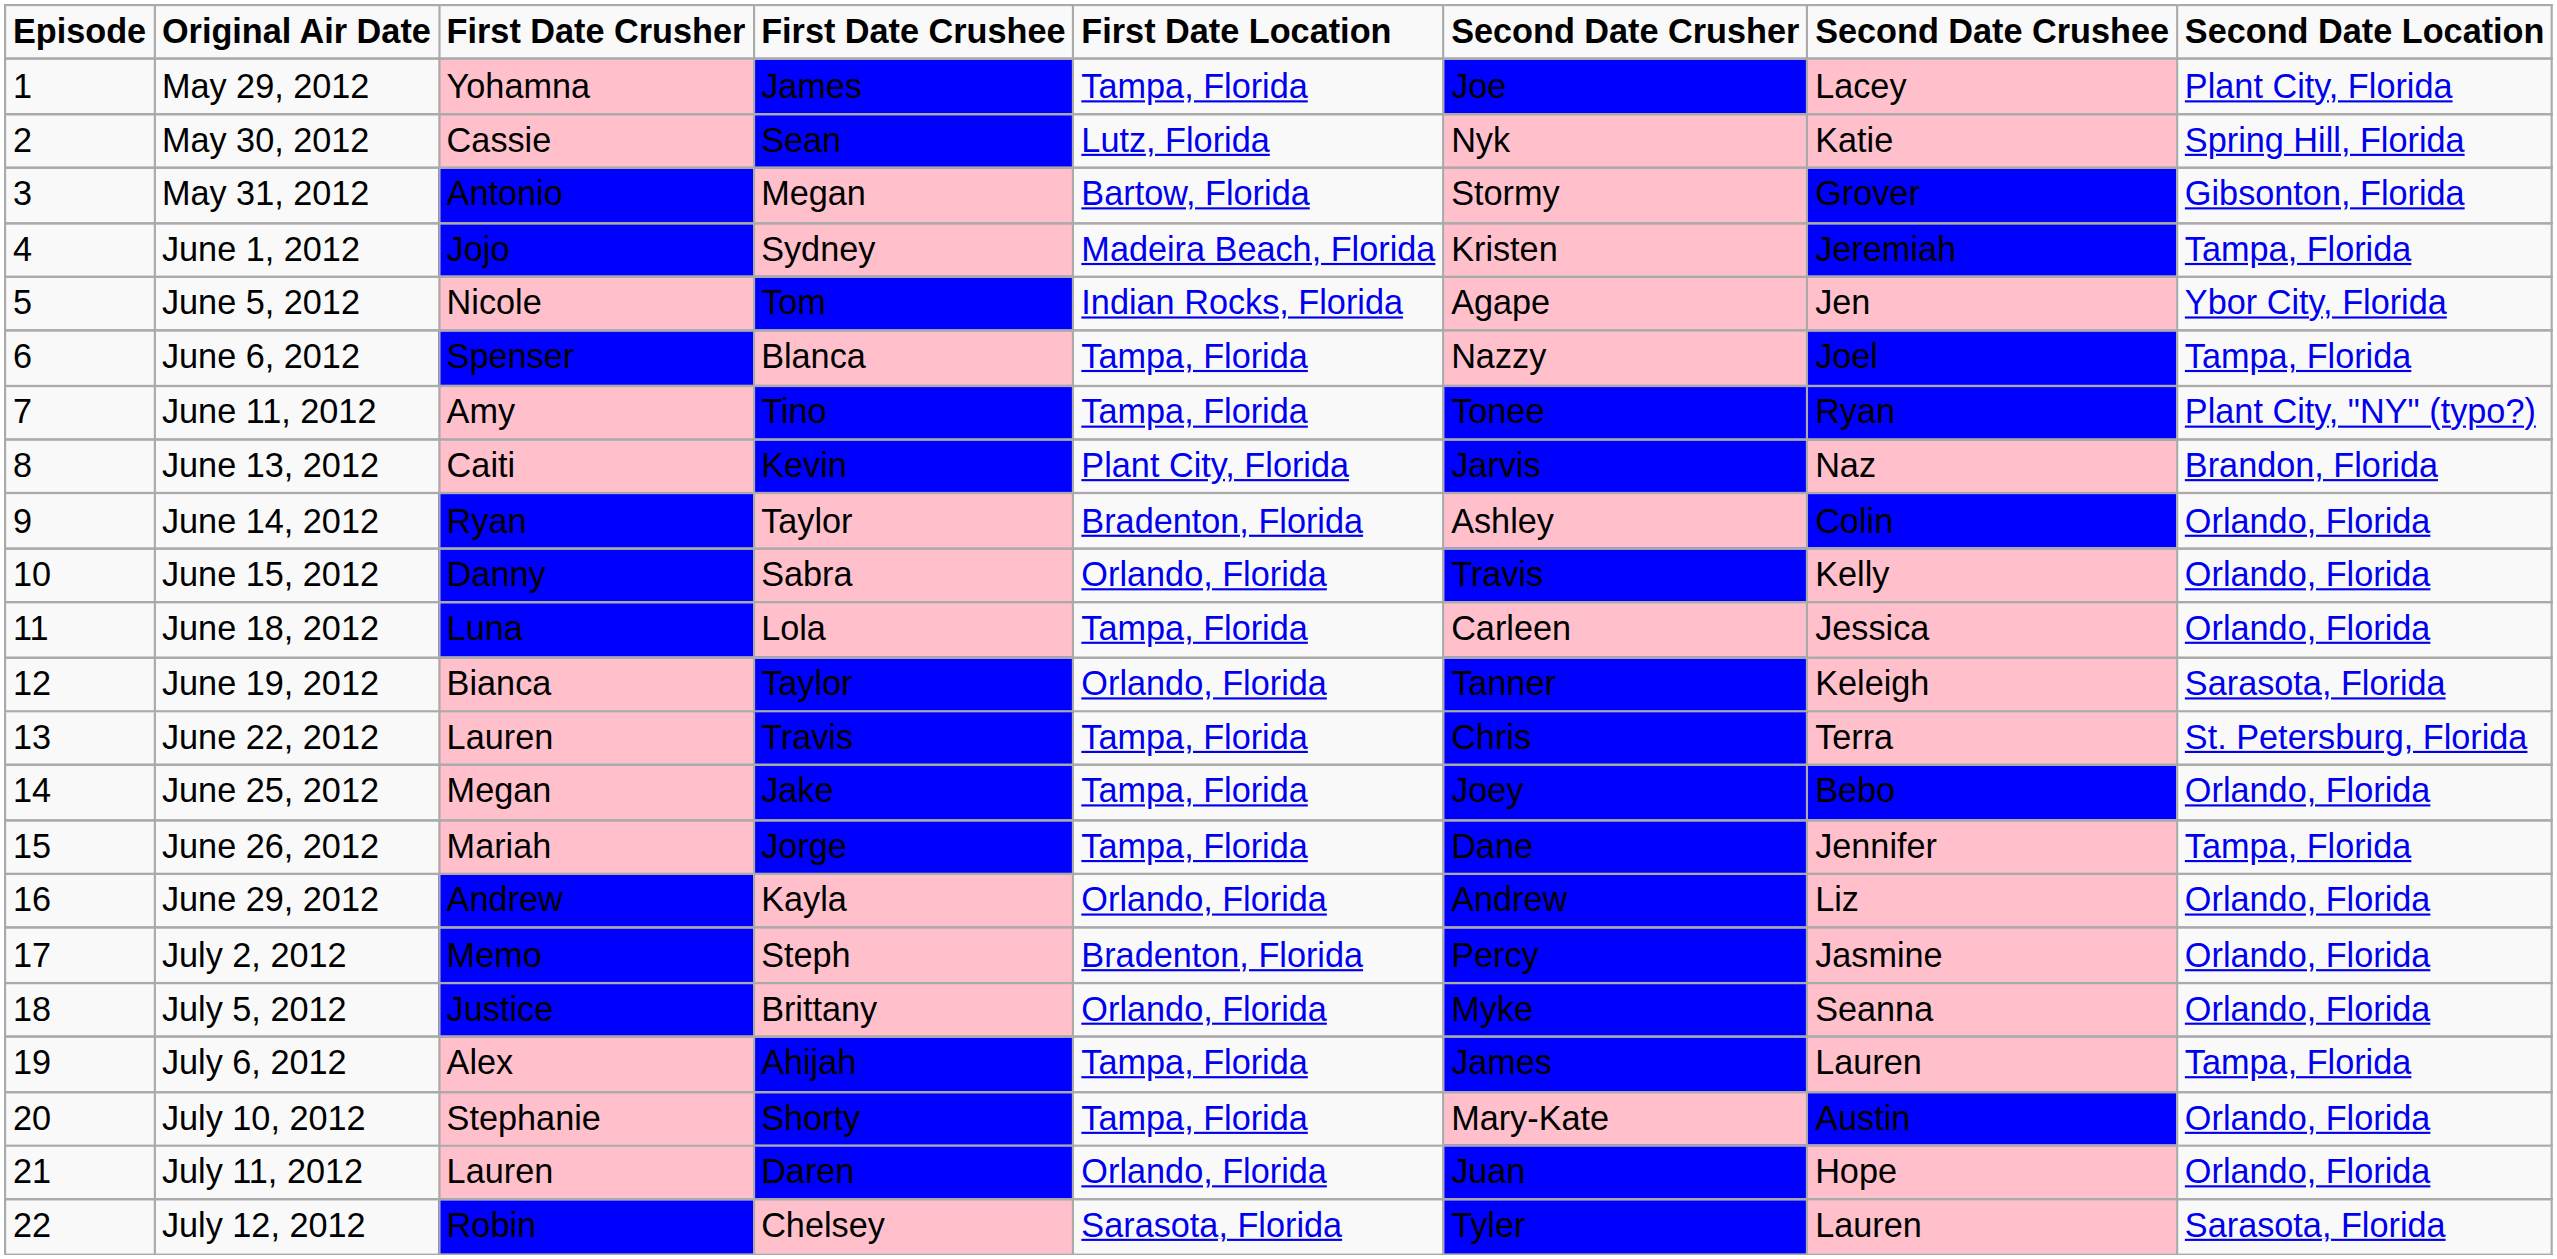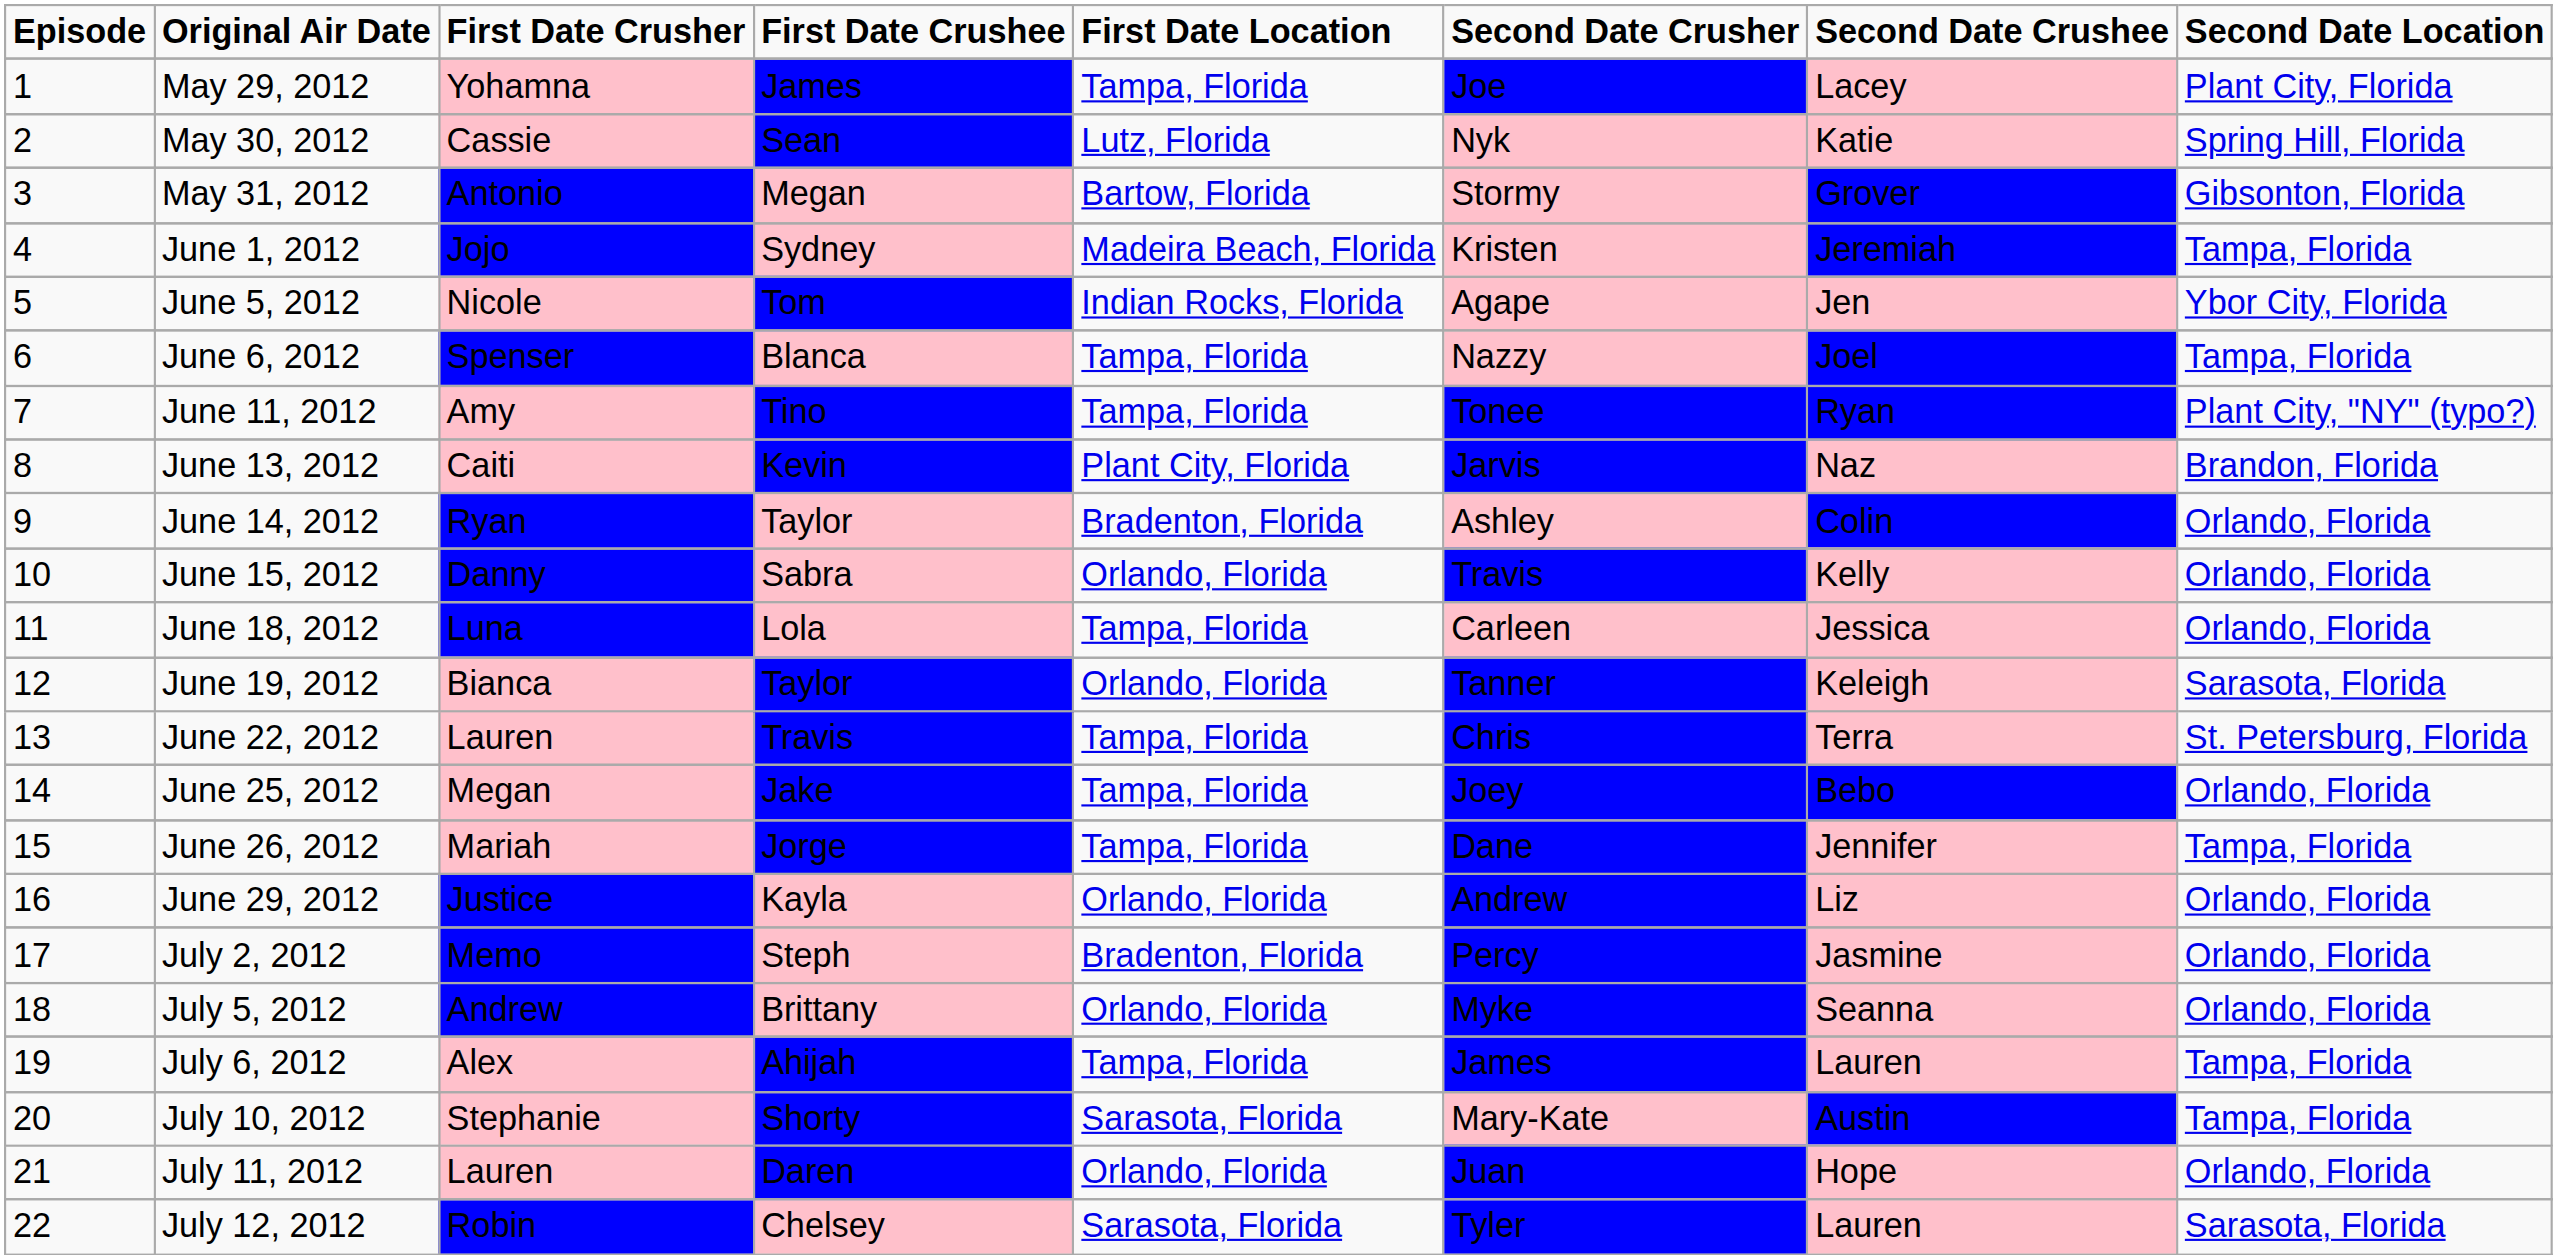(505, 900) Andrew -> (500, 900) Justice
(500, 1009) Justice -> (505, 1009) Andrew
(1195, 1117) Tampa, Florida -> (1212, 1117) Sarasota, Florida
(2308, 1117) Orlando, Florida -> (2298, 1117) Tampa, Florida
